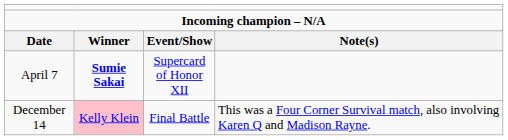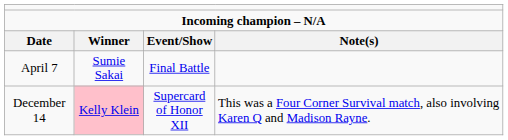(109, 75) bold -> (109, 68) normal
(179, 75) Supercard of Honor XII -> (179, 68) Final Battle
(179, 117) Final Battle -> (179, 110) Supercard of Honor XII
